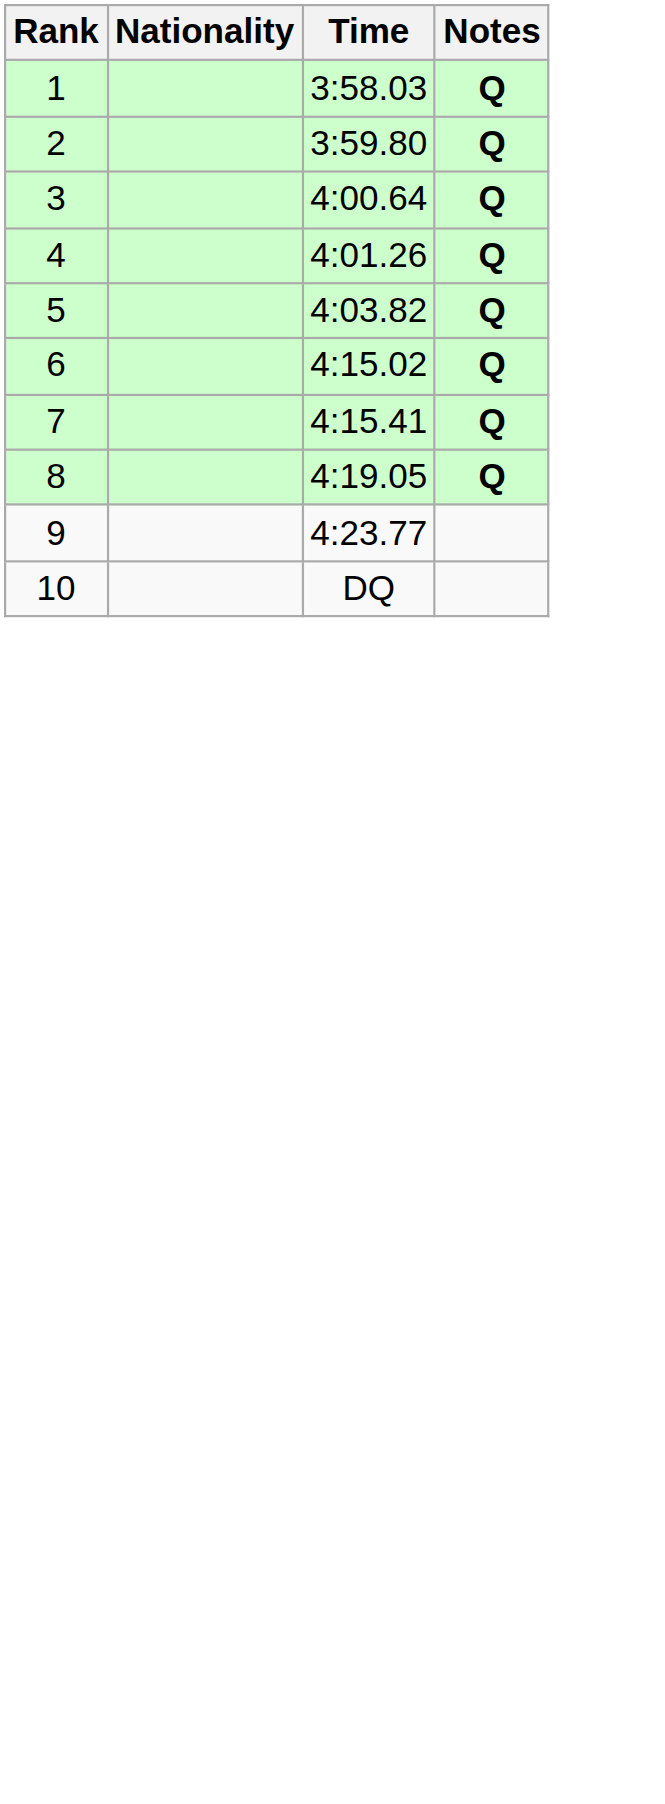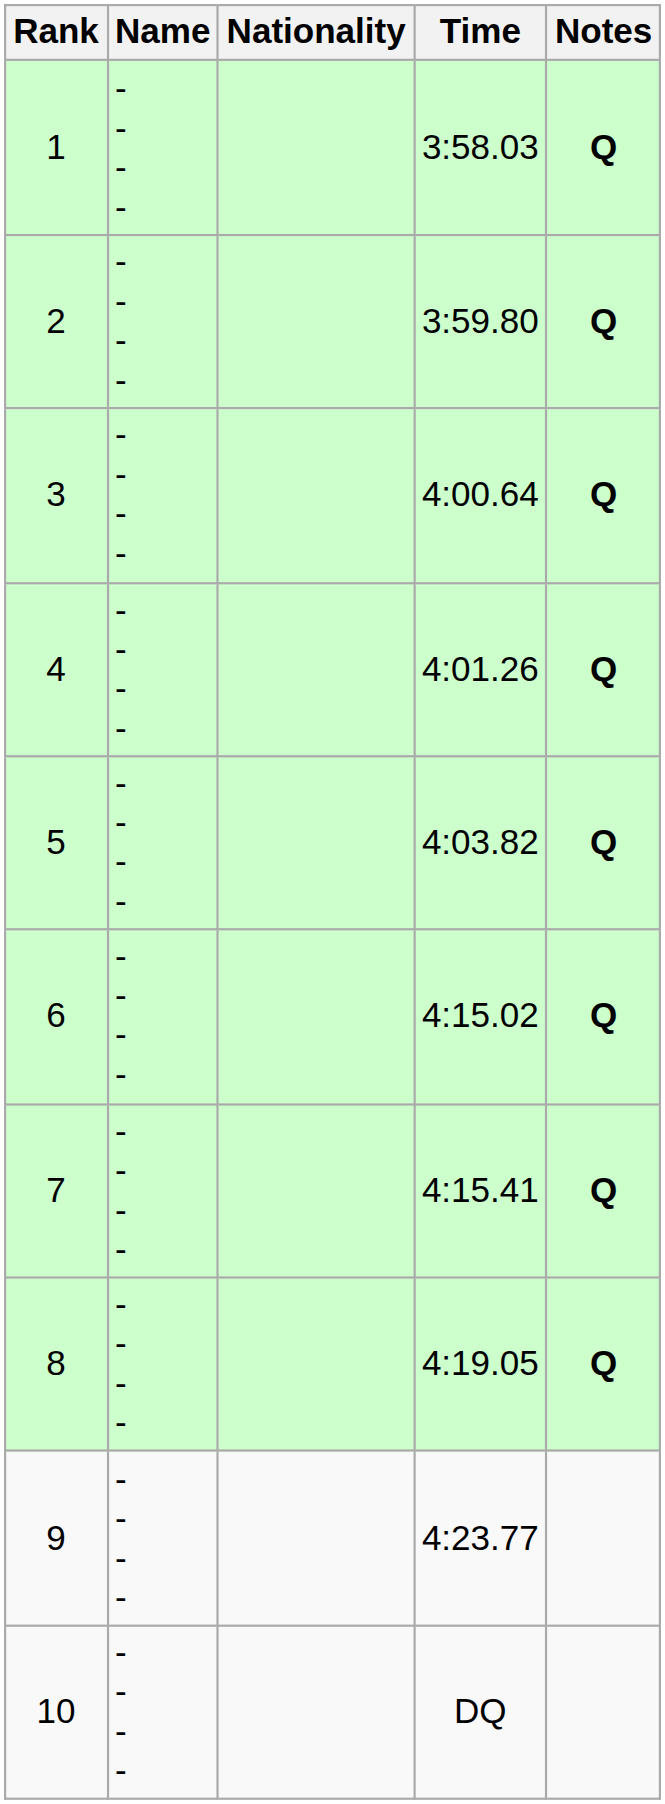+ column: (163, 32)
